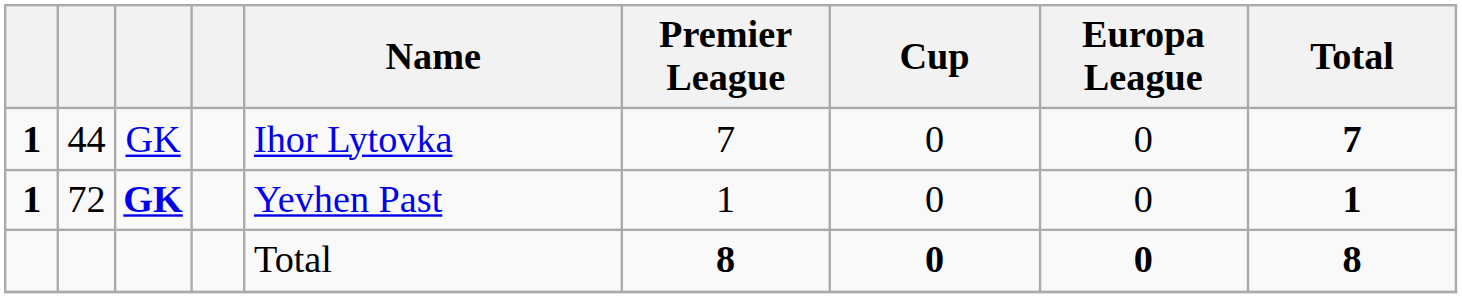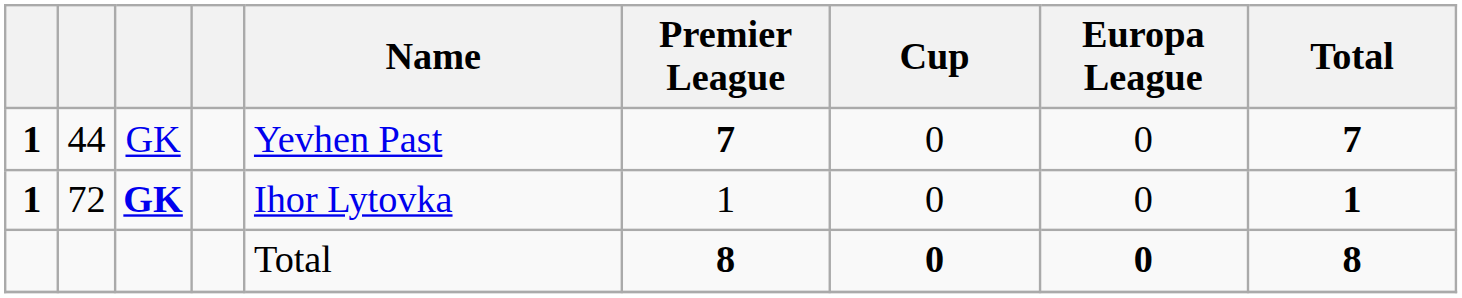(353, 138) Ihor Lytovka -> (348, 138) Yevhen Past
(726, 138) normal -> (726, 138) bold
(348, 199) Yevhen Past -> (353, 199) Ihor Lytovka
